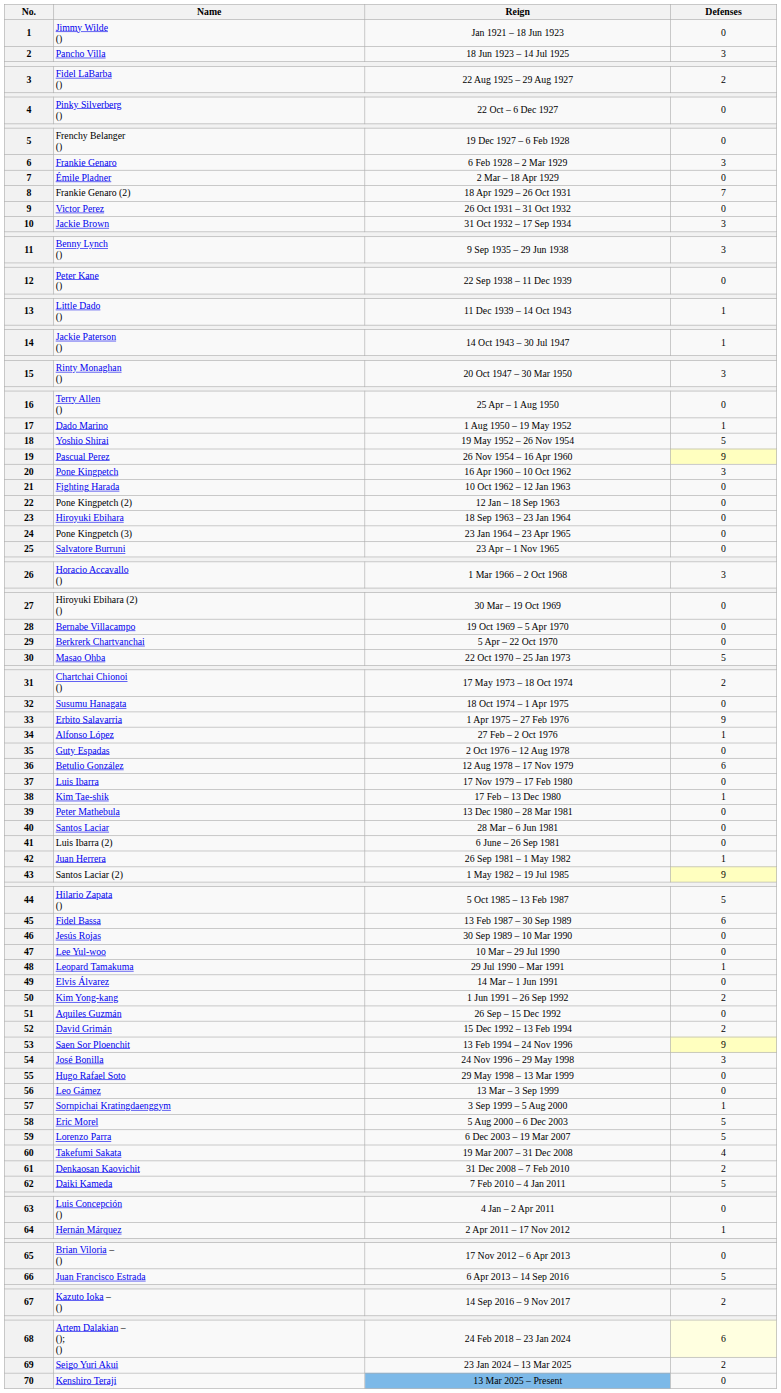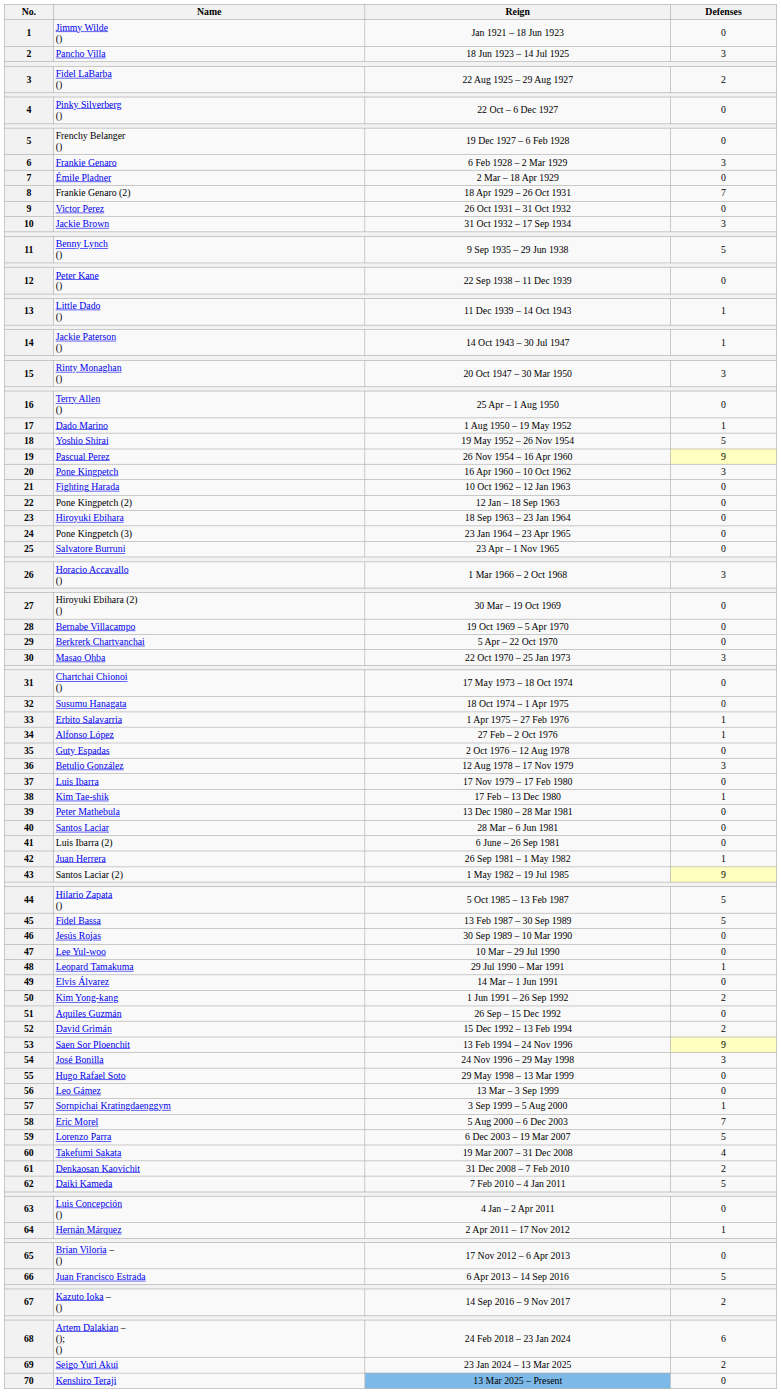(724, 249) 3 -> (724, 249) 5
(724, 657) 5 -> (724, 657) 3
(724, 683) 2 -> (724, 683) 0
(724, 719) 9 -> (724, 719) 1
(724, 766) 6 -> (724, 766) 3
(724, 920) 6 -> (724, 920) 5
(724, 1122) 5 -> (724, 1122) 7
(724, 1338) lightyellow background -> (724, 1338) no background
